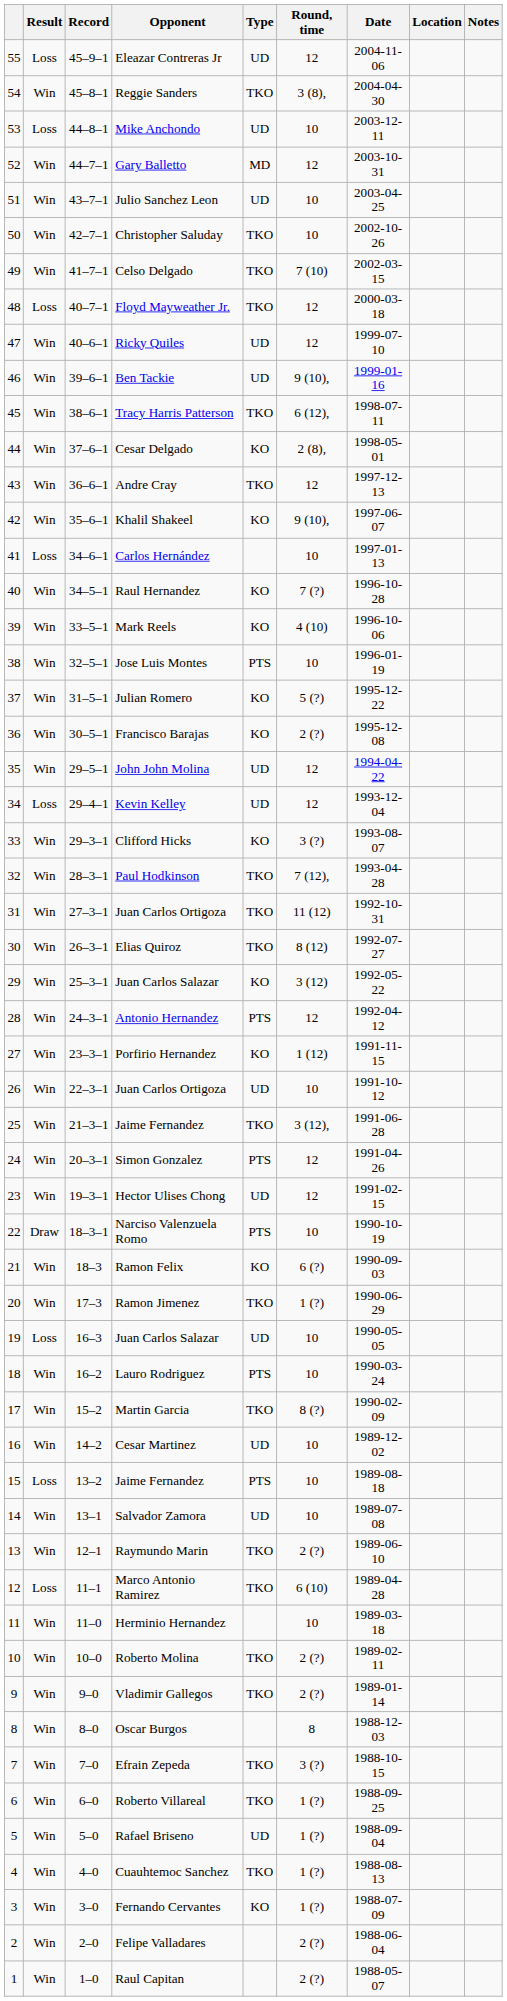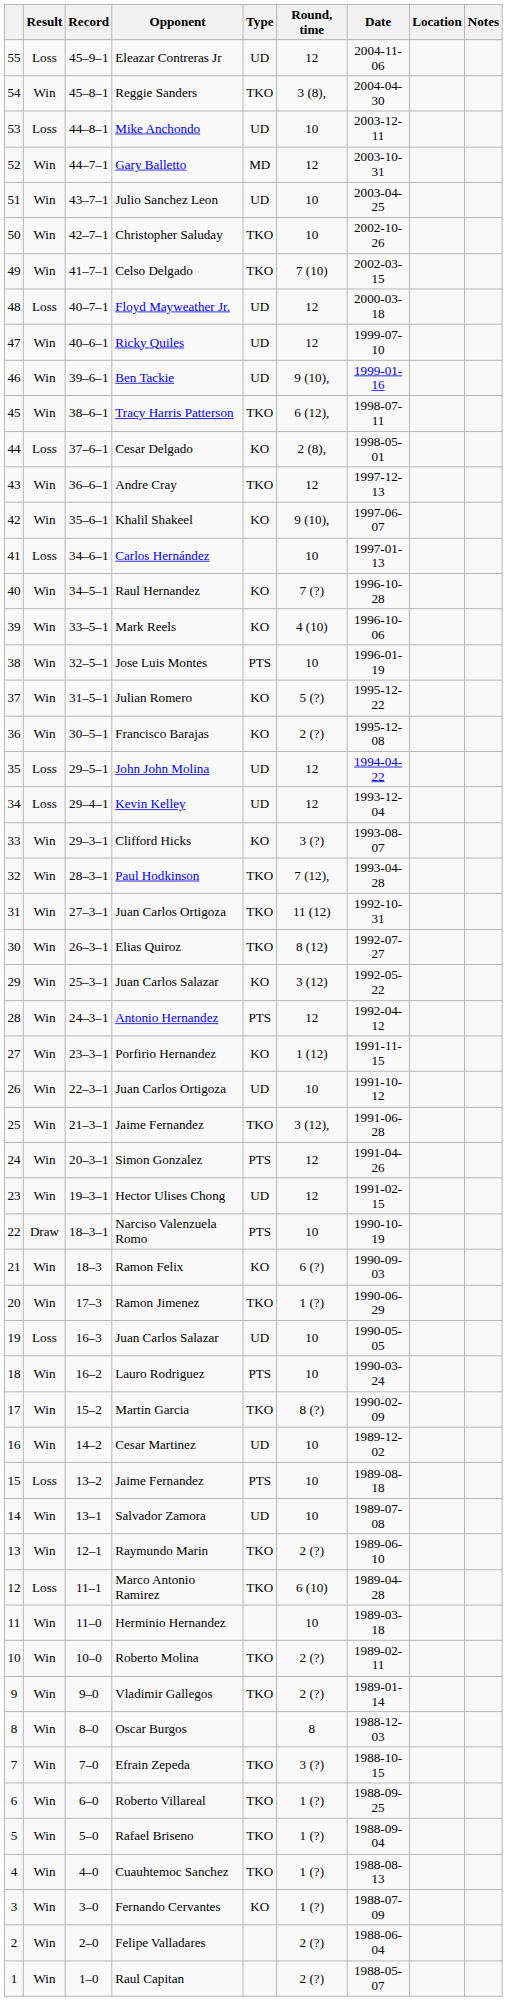(260, 306) TKO -> (260, 306) UD
(44, 449) Win -> (44, 449) Loss
(44, 769) Win -> (44, 769) Loss
(260, 1836) UD -> (260, 1836) TKO
